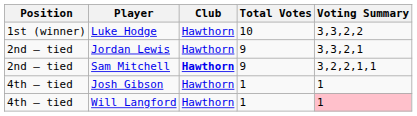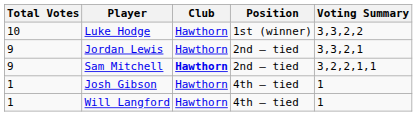columns swapped: (46, 13) <-> (276, 13)
(320, 102) pink background -> (320, 102) no background
